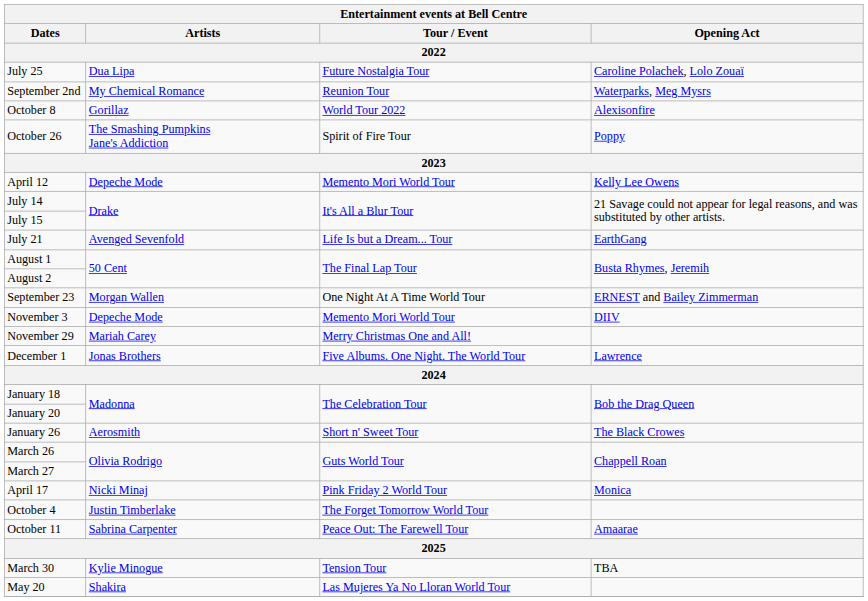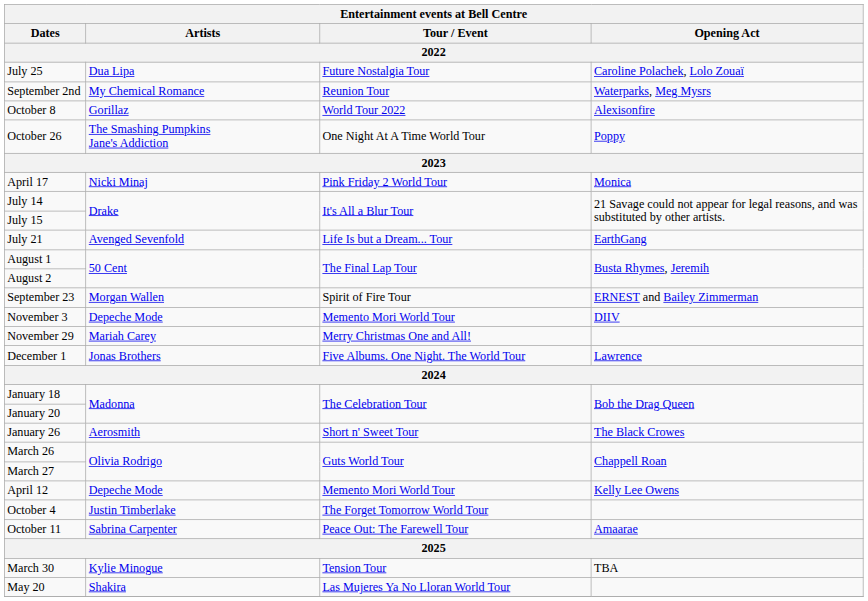(367, 136) Spirit of Fire Tour -> (404, 136) One Night At A Time World Tour
rows swapped: (28, 182) <-> (28, 490)
(404, 297) One Night At A Time World Tour -> (367, 297) Spirit of Fire Tour
